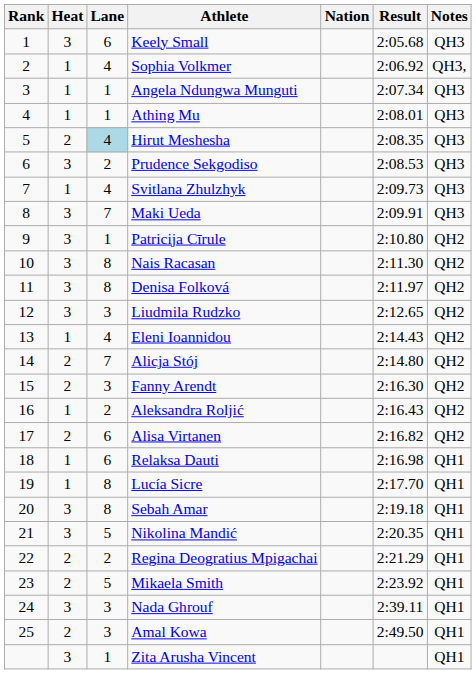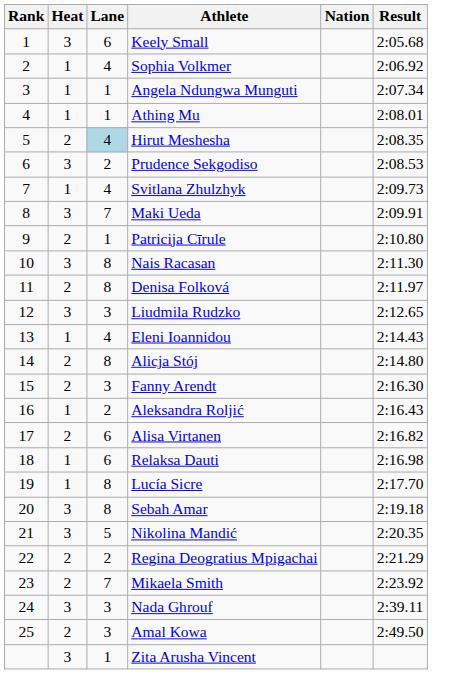- column: (449, 16)
(67, 238) 3 -> (67, 238) 2
(67, 287) 3 -> (67, 287) 2
(107, 361) 7 -> (107, 361) 8
(107, 582) 5 -> (107, 582) 7
